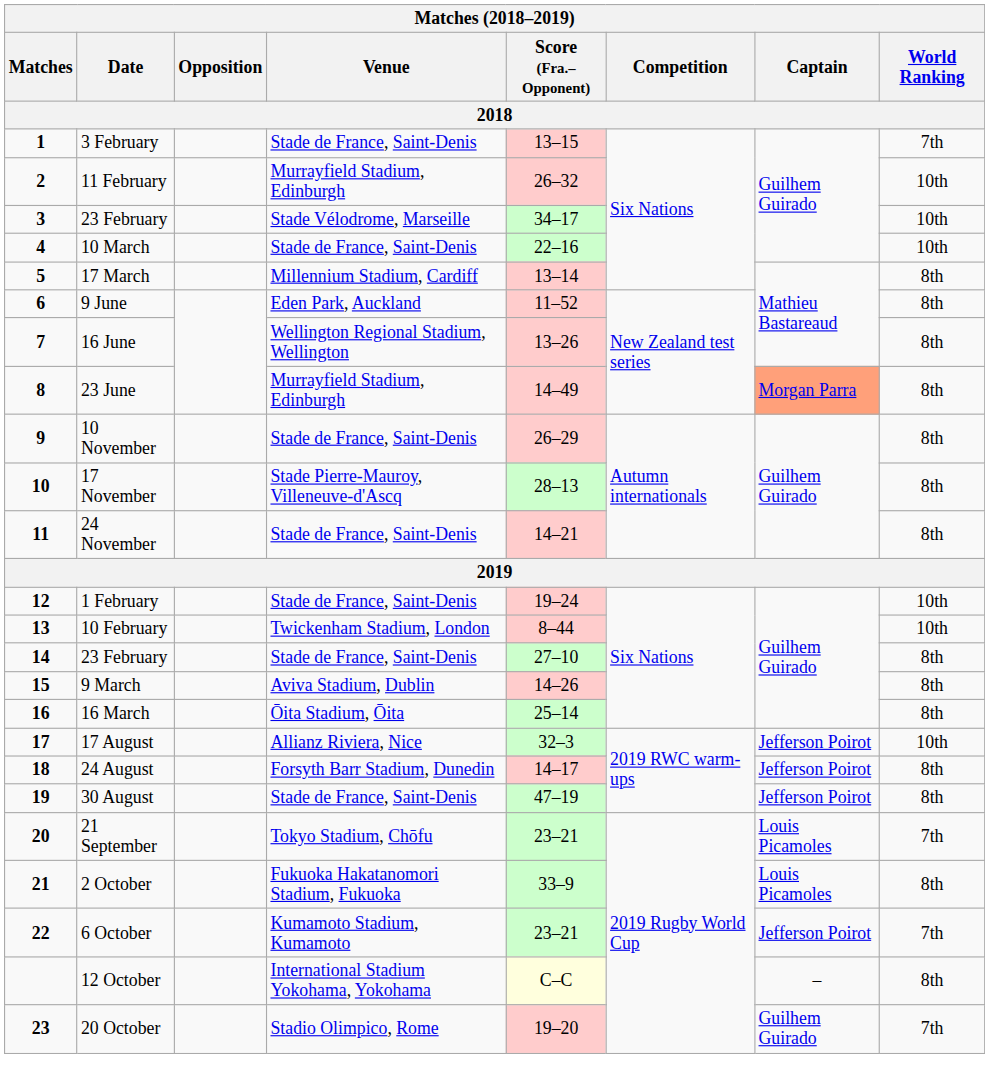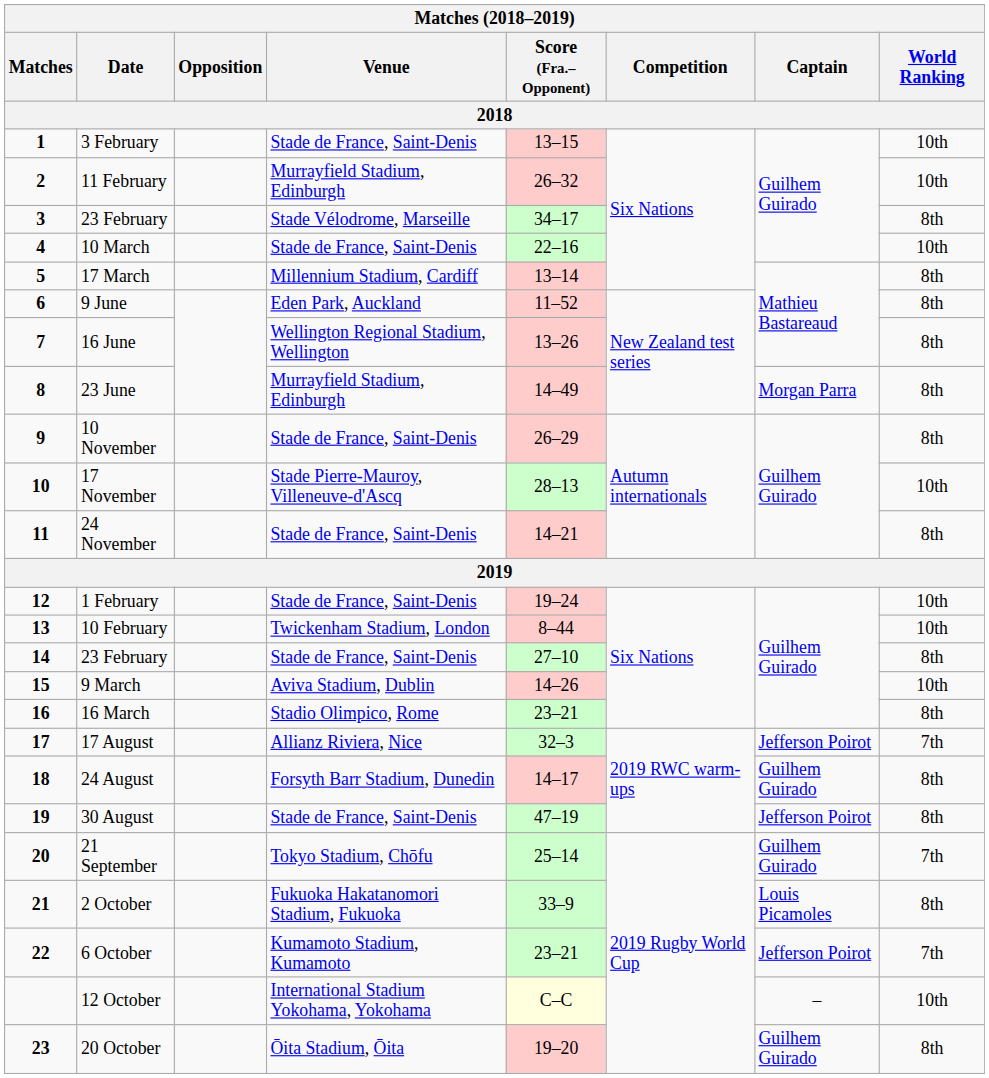(932, 143) 7th -> (932, 143) 10th
(932, 219) 10th -> (932, 219) 8th
(807, 390) lightsalmon background -> (807, 390) no background
(932, 486) 8th -> (932, 486) 10th
(932, 685) 8th -> (932, 685) 10th
(337, 713) Ōita Stadium, Ōita -> (355, 713) Stadio Olimpico, Rome
(556, 713) 25–14 -> (556, 713) 23–21
(932, 741) 10th -> (932, 741) 7th
(815, 769) Jefferson Poirot -> (790, 779) Guilhem Guirado
(556, 836) 23–21 -> (556, 856) 25–14
(795, 836) Louis Picamoles -> (790, 856) Guilhem Guirado
(932, 980) 8th -> (932, 1000) 10th
(355, 1028) Stadio Olimpico, Rome -> (337, 1048) Ōita Stadium, Ōita
(932, 1028) 7th -> (932, 1048) 8th
